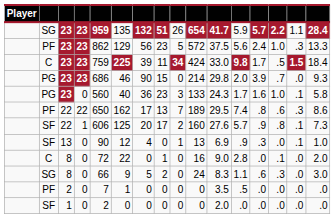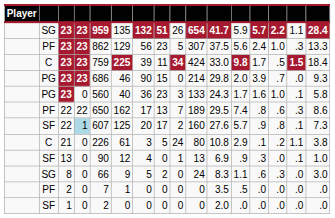(196, 47) 572 -> (196, 47) 307
(85, 126) no background -> (85, 126) lightblue background
(101, 126) 606 -> (101, 126) 607
+ row: (49, 142)
- row: (49, 158)
